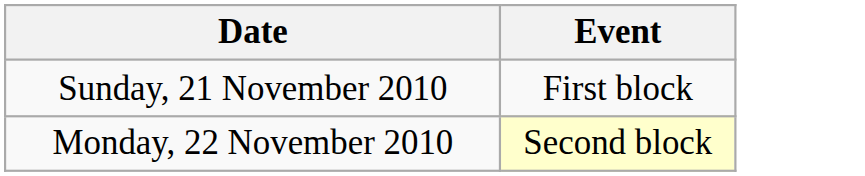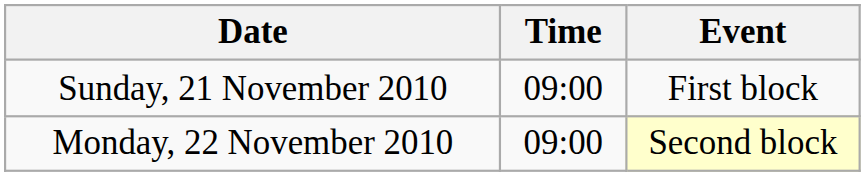+ column: (563, 32)
